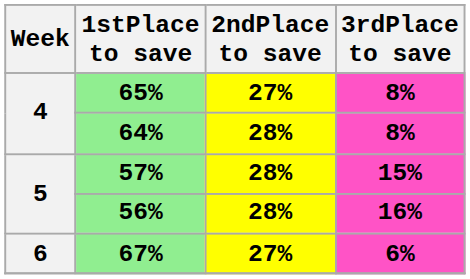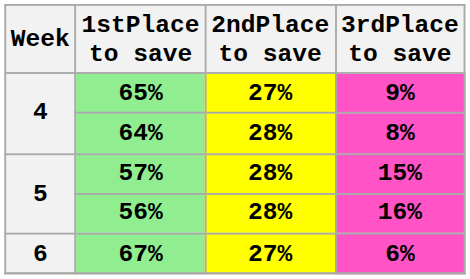(400, 93) 8% -> (400, 93) 9%
